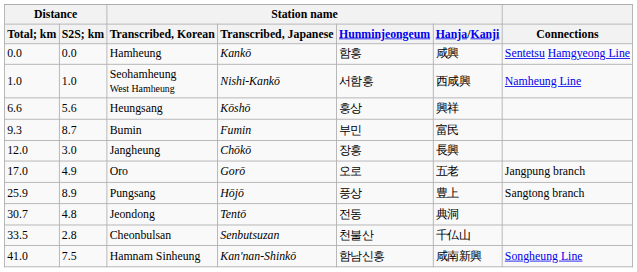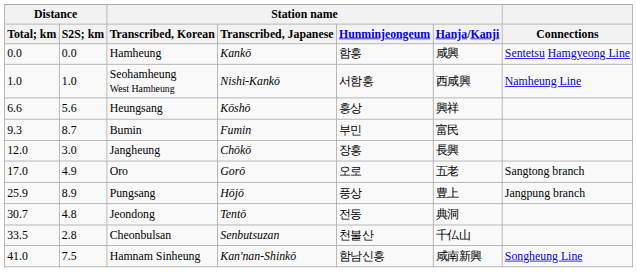(545, 172) Jangpung branch -> (545, 172) Sangtong branch
(545, 193) Sangtong branch -> (545, 193) Jangpung branch
